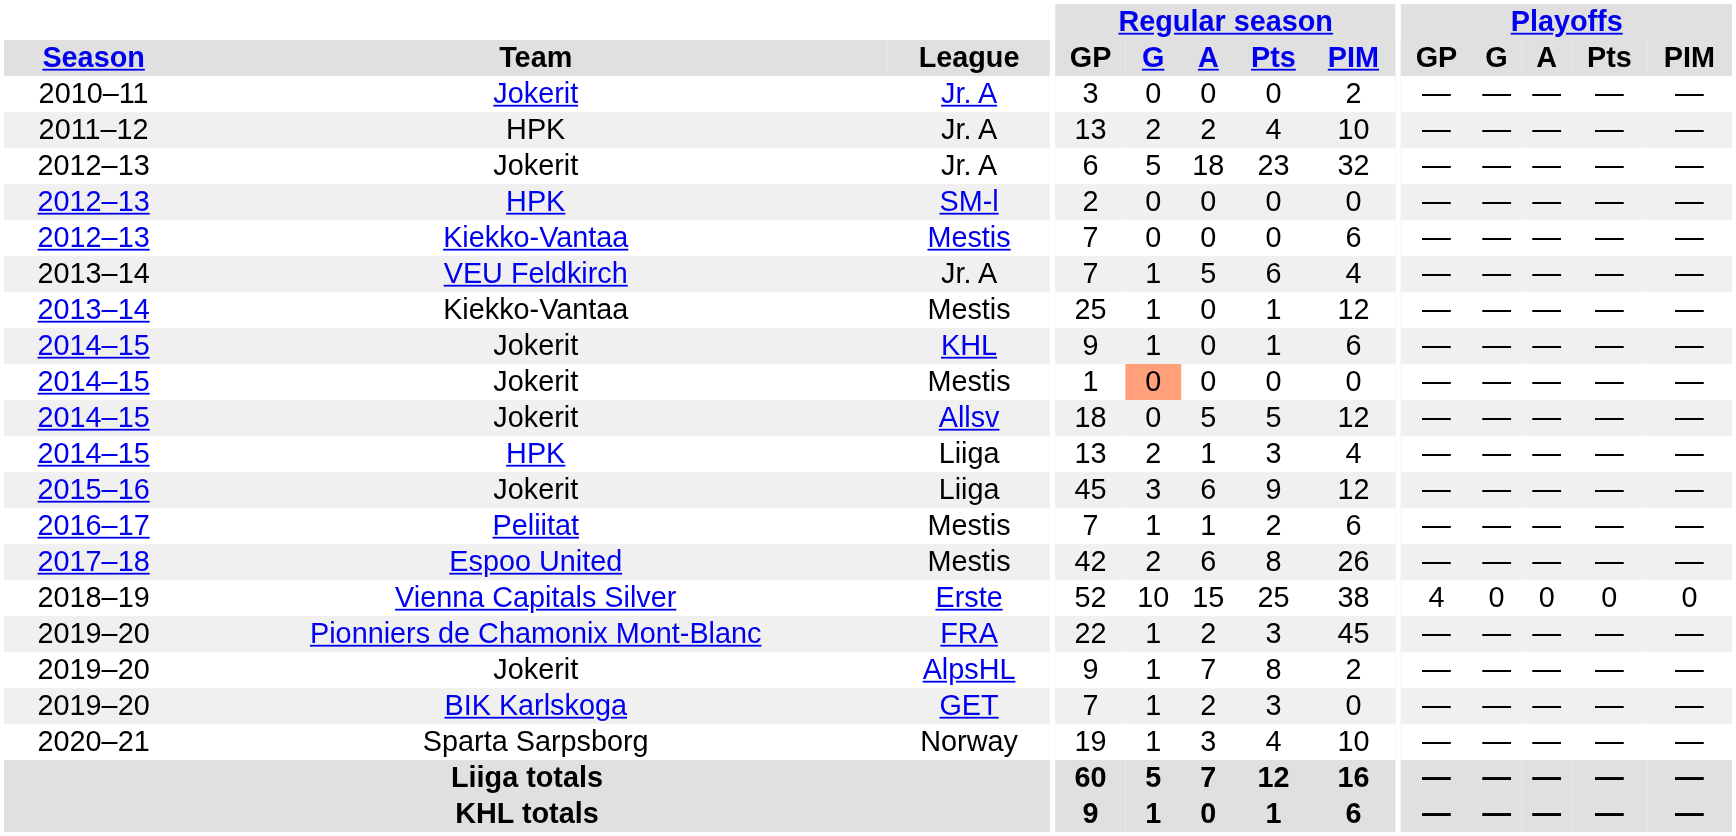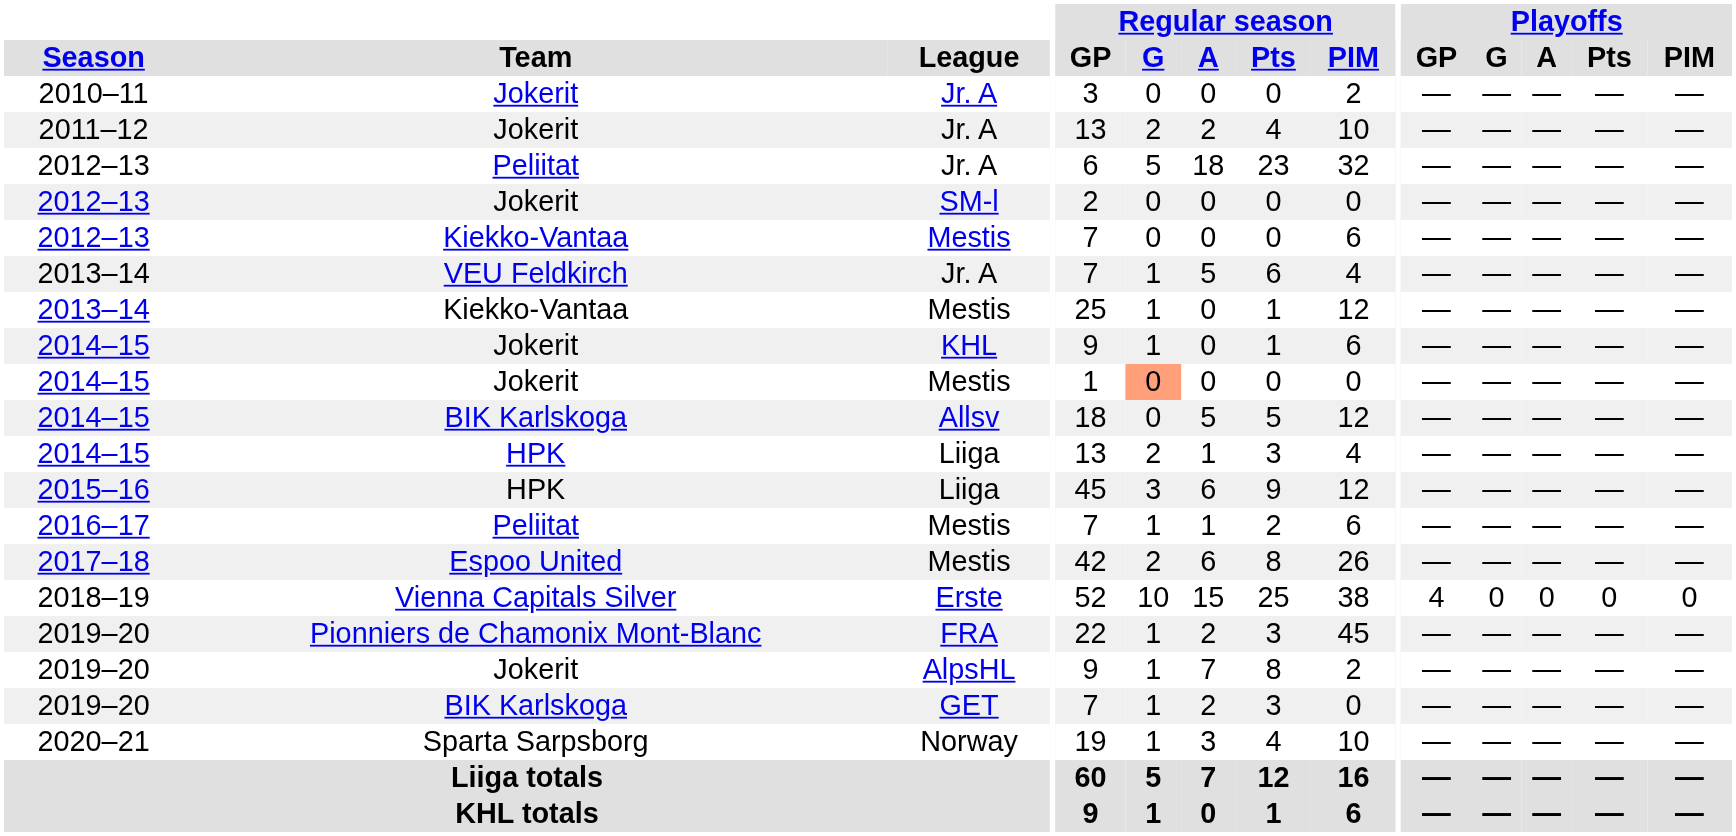(536, 129) HPK -> (536, 129) Jokerit
(536, 165) Jokerit -> (536, 165) Peliitat
(536, 201) HPK -> (536, 201) Jokerit
(536, 417) Jokerit -> (536, 417) BIK Karlskoga
(536, 489) Jokerit -> (536, 489) HPK
